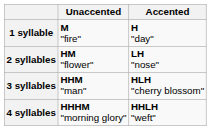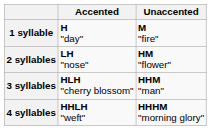columns swapped: (168, 12) <-> (93, 12)
